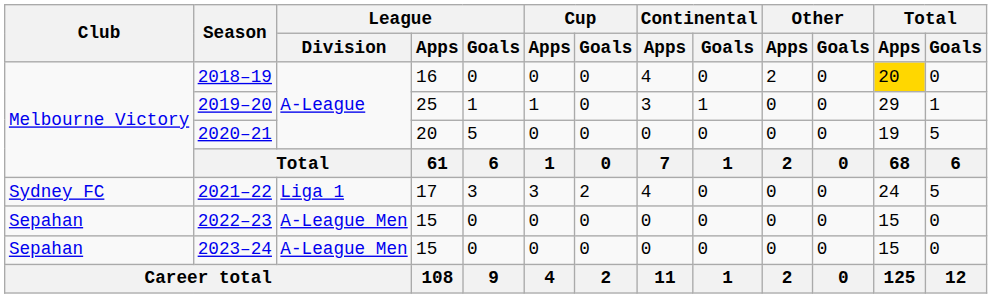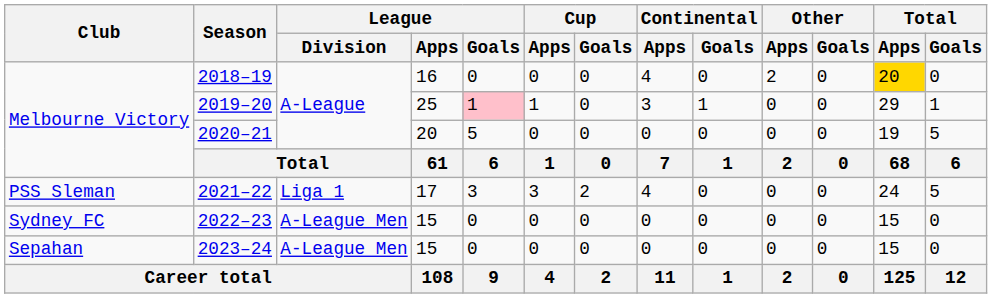(472, 106) no background -> (472, 106) pink background
(57, 192) Sydney FC -> (62, 192) PSS Sleman
(46, 221) Sepahan -> (57, 221) Sydney FC
